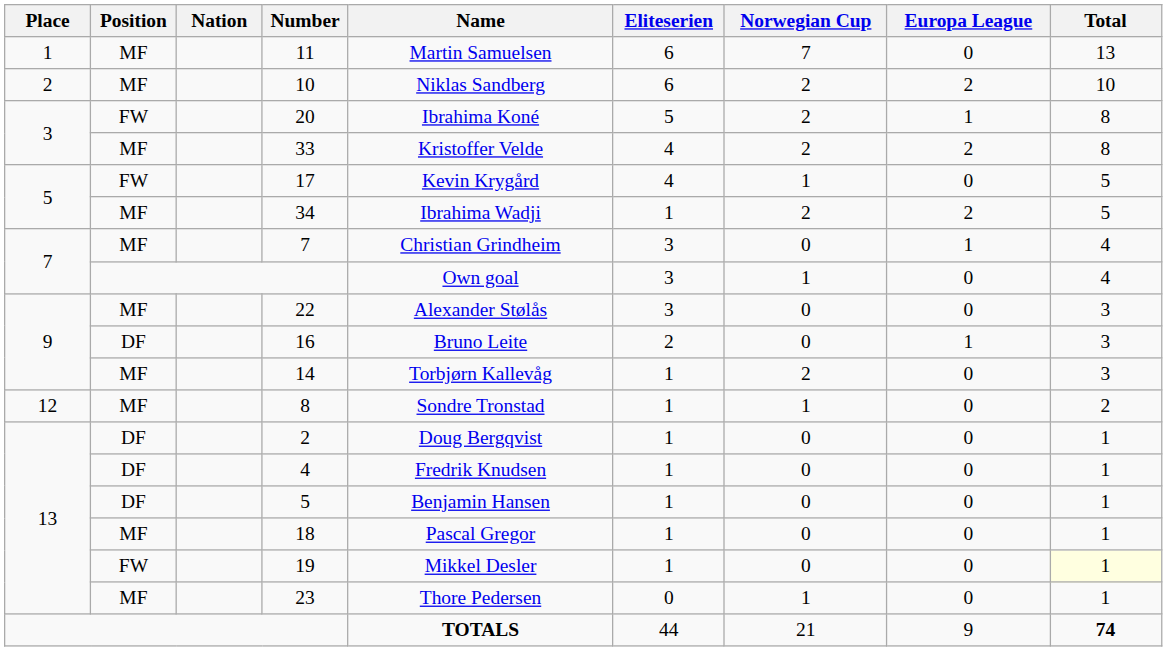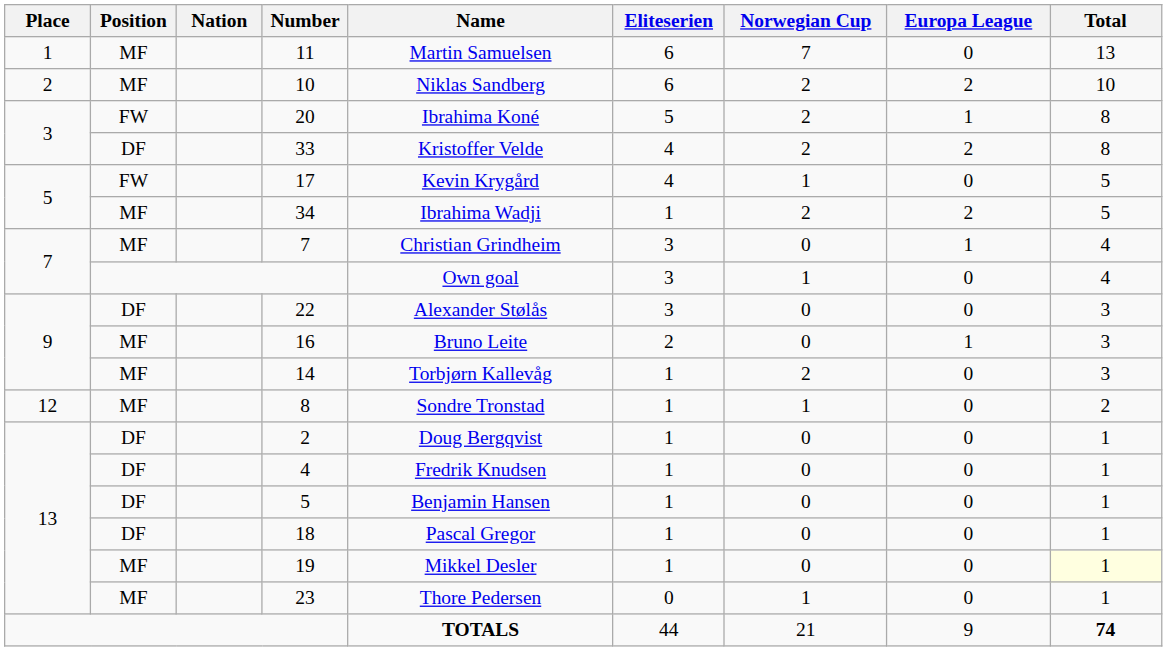(133, 149) MF -> (133, 149) DF
(133, 309) MF -> (133, 309) DF
(133, 341) DF -> (133, 341) MF
(133, 534) MF -> (133, 534) DF
(133, 566) FW -> (133, 566) MF
